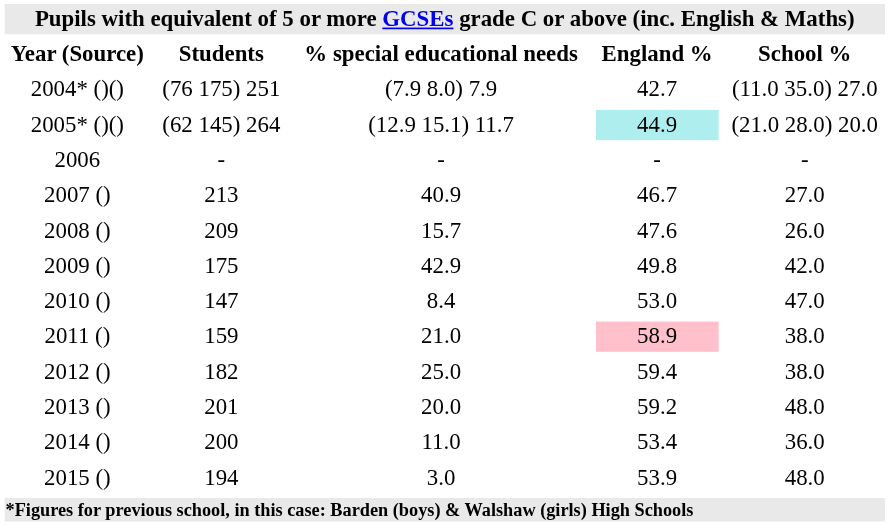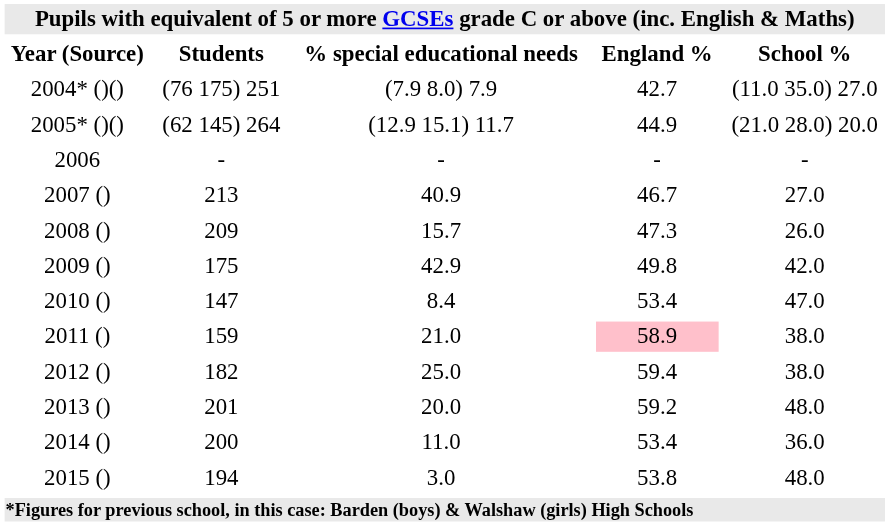(657, 124) paleturquoise background -> (657, 124) no background
(657, 230) 47.6 -> (657, 230) 47.3
(657, 301) 53.0 -> (657, 301) 53.4
(657, 477) 53.9 -> (657, 477) 53.8
